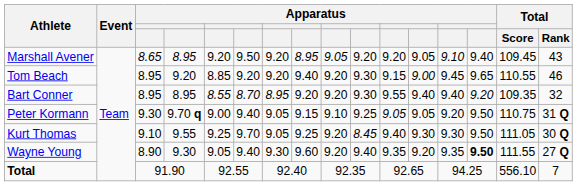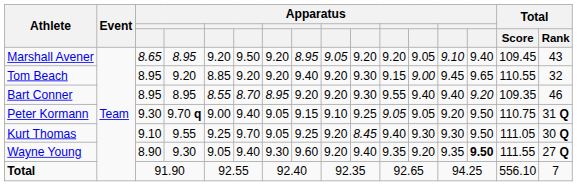(556, 76) 46 -> (556, 76) 32
(556, 95) 32 -> (556, 95) 46
